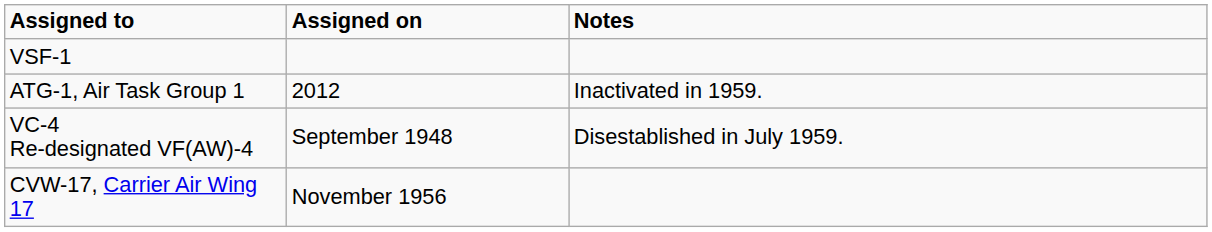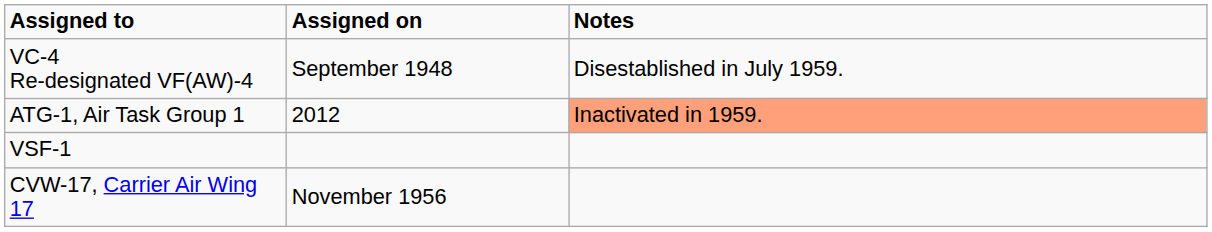rows swapped: (131, 137) <-> (41, 56)
(668, 90) no background -> (668, 115) lightsalmon background
